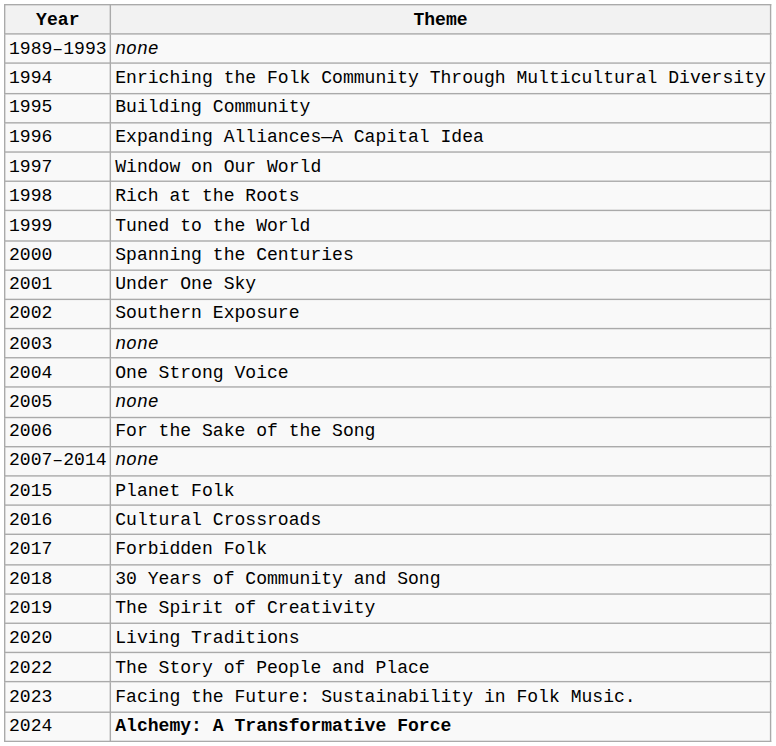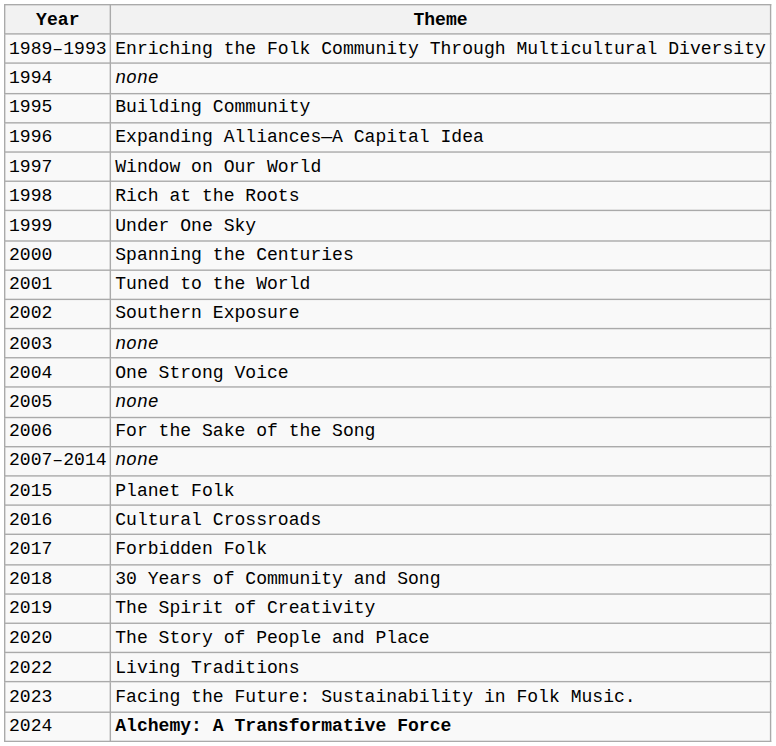(137, 49) none -> (441, 49) Enriching the Folk Community Through Multicultural Diversity
(441, 78) Enriching the Folk Community Through Multicultural Diversity -> (137, 78) none
(213, 226) Tuned to the World -> (186, 226) Under One Sky
(186, 284) Under One Sky -> (213, 284) Tuned to the World
(207, 638) Living Traditions -> (272, 638) The Story of People and Place
(272, 667) The Story of People and Place -> (207, 667) Living Traditions
